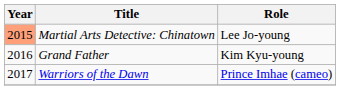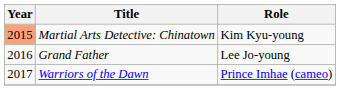(255, 34) Lee Jo-young -> (262, 34) Kim Kyu-young
(262, 54) Kim Kyu-young -> (255, 54) Lee Jo-young
